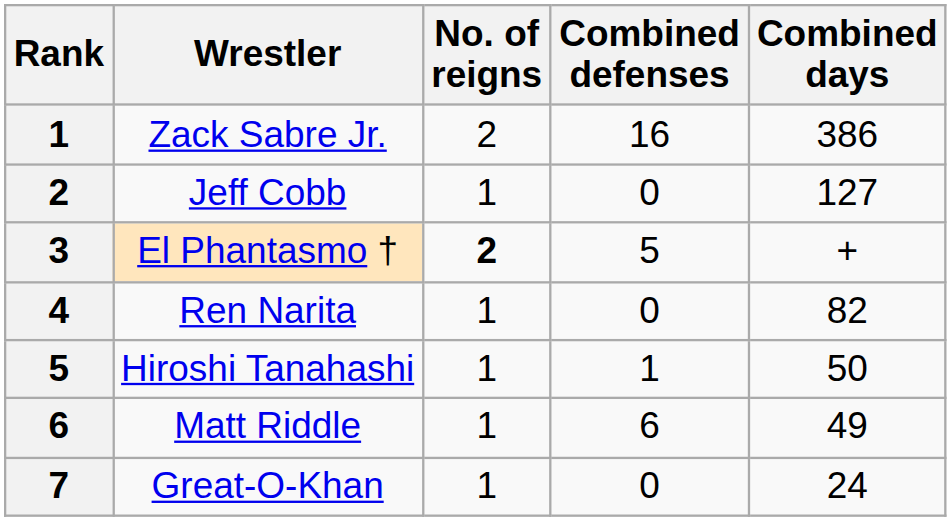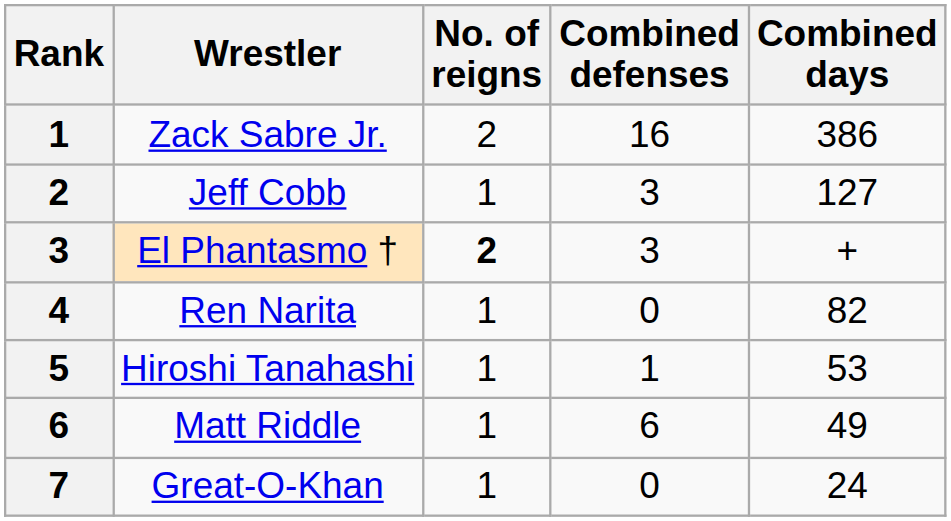(650, 192) 0 -> (650, 192) 3
(650, 251) 5 -> (650, 251) 3
(847, 368) 50 -> (847, 368) 53
